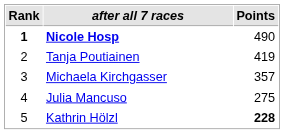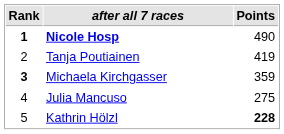(24, 77) normal -> (24, 77) bold
(265, 77) 357 -> (265, 77) 359
